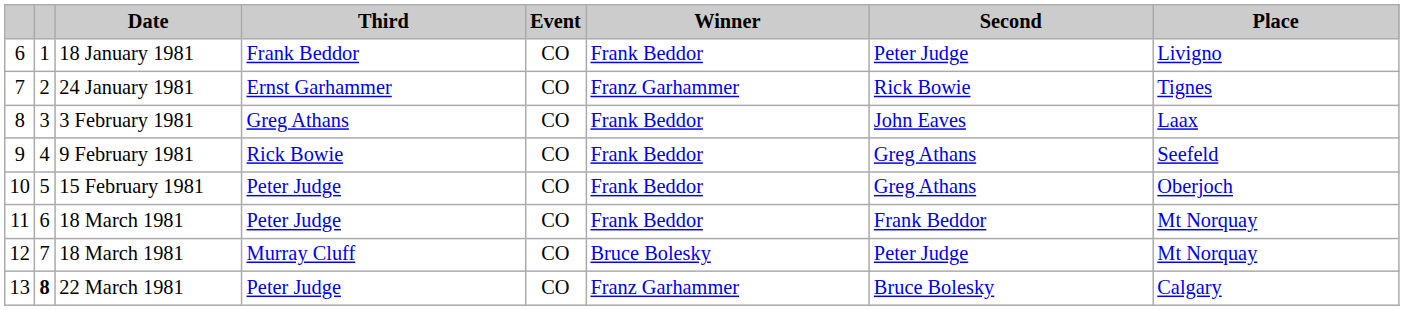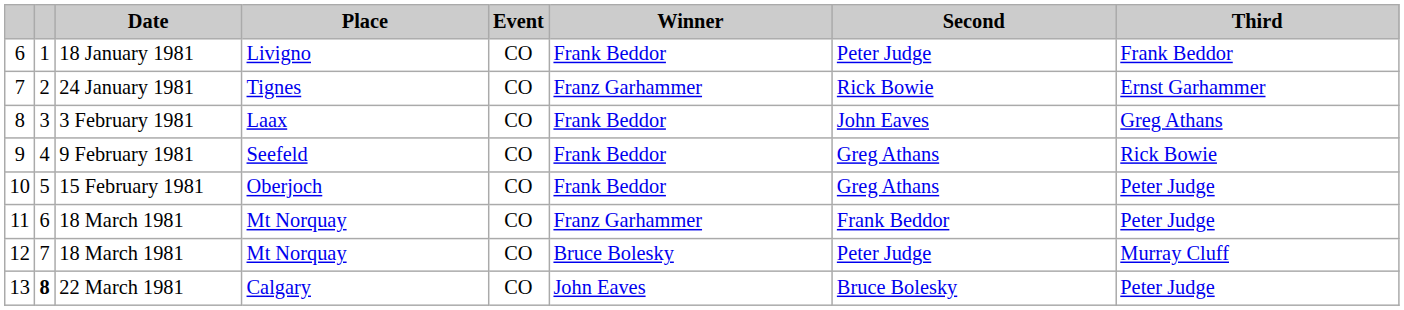columns swapped: (1276, 20) <-> (383, 20)
(647, 220) Frank Beddor -> (628, 220) Franz Garhammer
(665, 287) Franz Garhammer -> (600, 287) John Eaves
